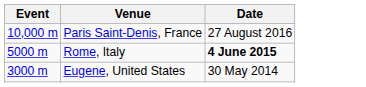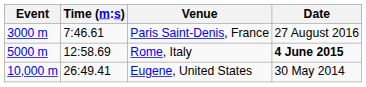+ column: (94, 14)
(33, 33) 10,000 m -> (27, 33) 3000 m
(27, 71) 3000 m -> (33, 71) 10,000 m
